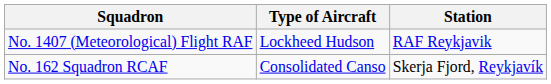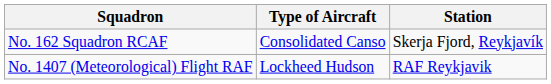rows swapped: (88, 66) <-> (130, 41)
